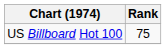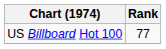(143, 33) 75 -> (143, 33) 77
